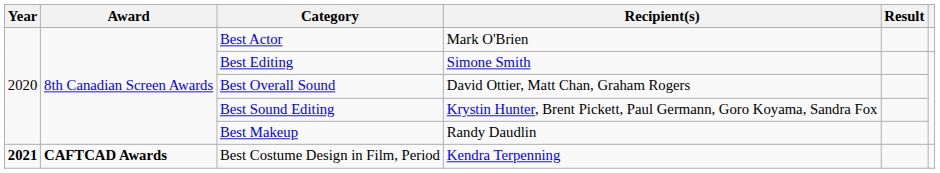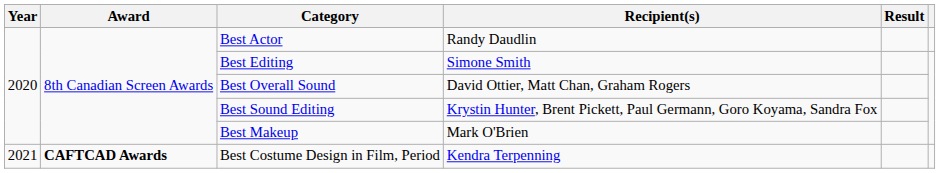(488, 39) Mark O'Brien -> (492, 39) Randy Daudlin
(492, 132) Randy Daudlin -> (488, 132) Mark O'Brien
(23, 156) bold -> (23, 156) normal
